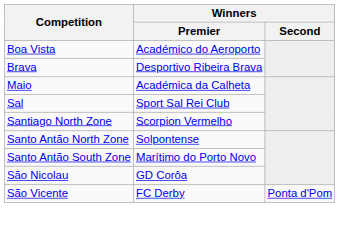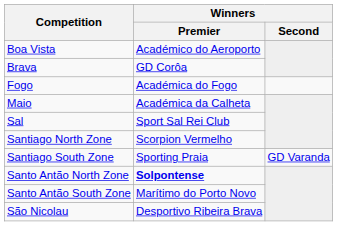(199, 67) Desportivo Ribeira Brava -> (162, 67) GD Corôa
+ row: (20, 85)
+ row: (60, 157)
(168, 139) normal -> (170, 175) bold
(162, 175) GD Corôa -> (199, 211) Desportivo Ribeira Brava
- row: (38, 193)
